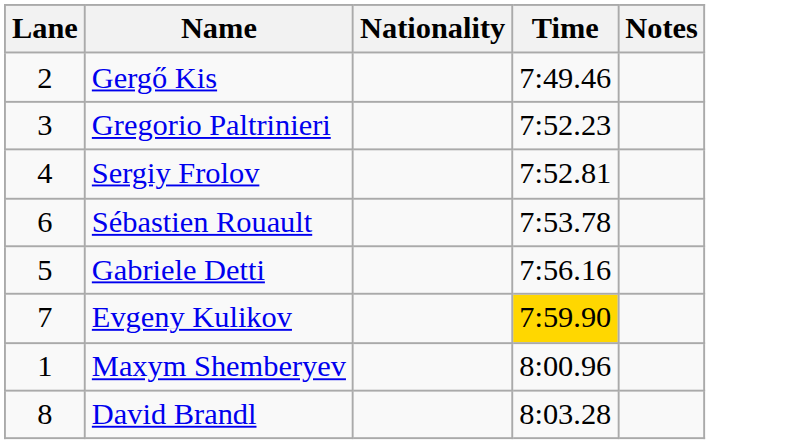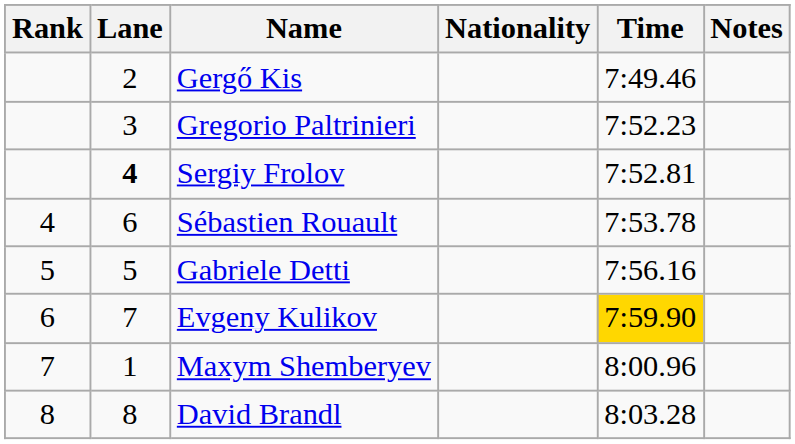+ column: (47, 28)
(45, 173) normal -> (130, 173) bold
